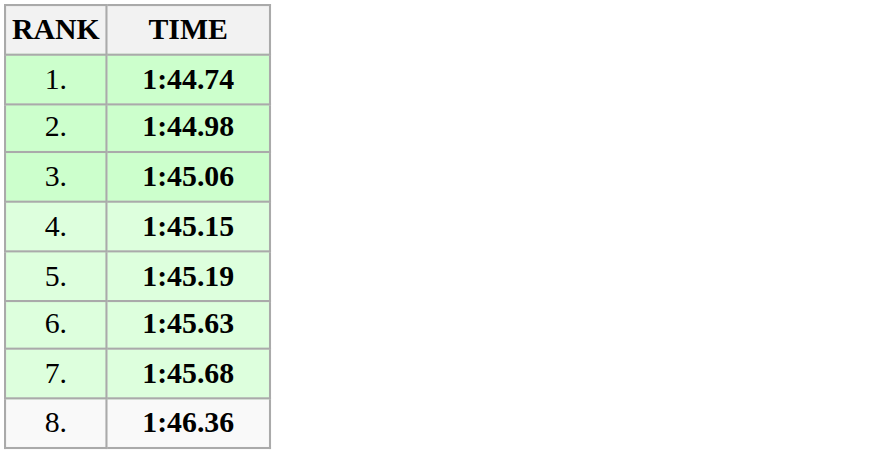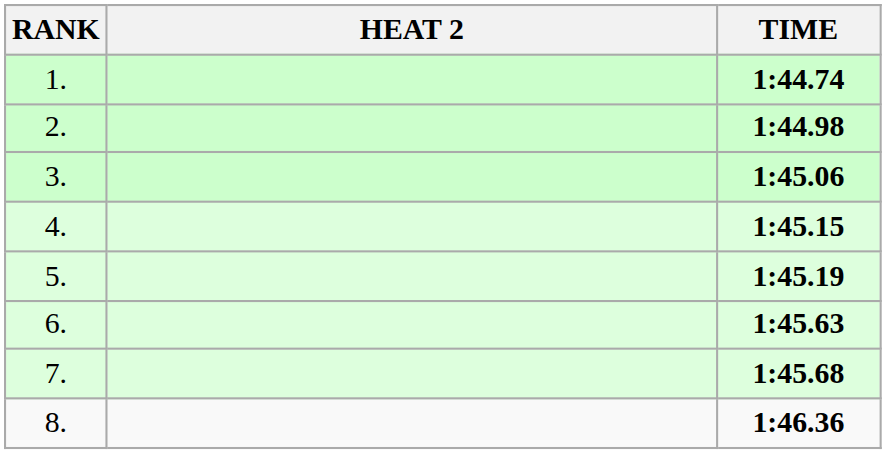+ column: (412, 29)
